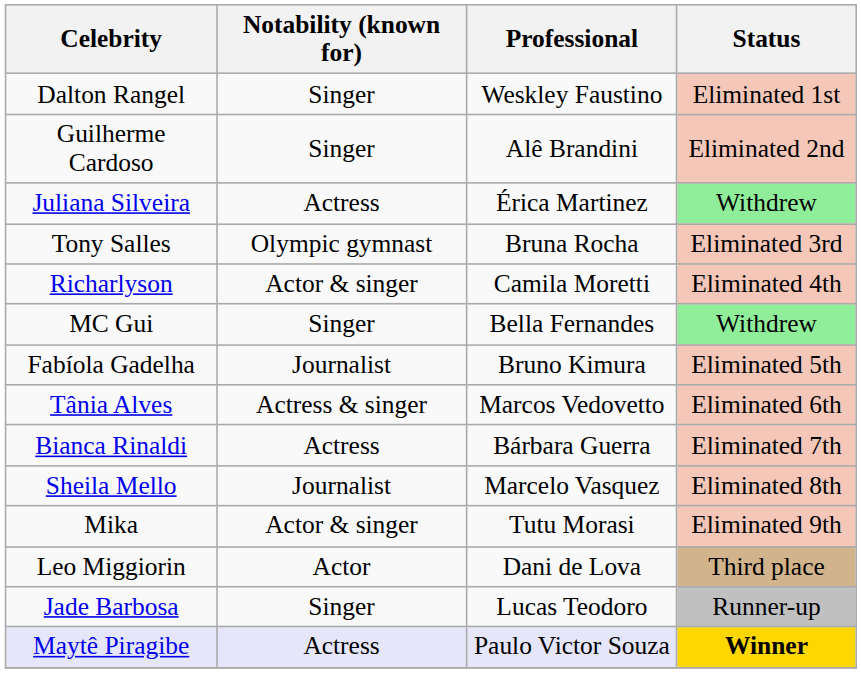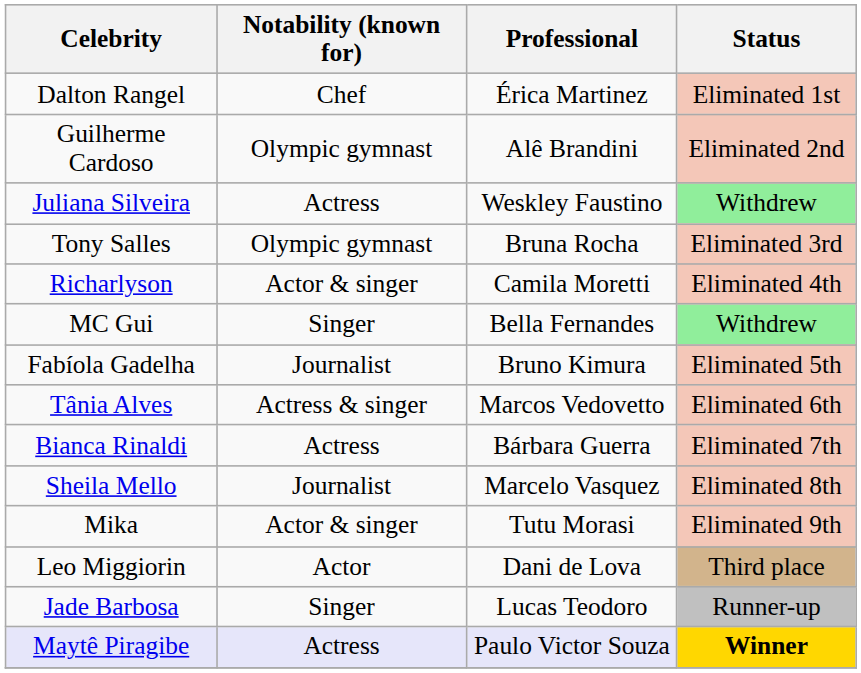(342, 93) Singer -> (342, 93) Chef
(572, 93) Weskley Faustino -> (572, 93) Érica Martinez
(342, 148) Singer -> (342, 148) Olympic gymnast
(572, 202) Érica Martinez -> (572, 202) Weskley Faustino
